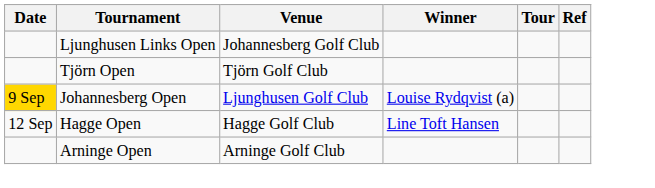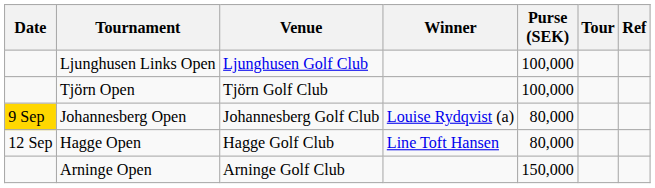+ column: (548, 27)
(301, 44) Johannesberg Golf Club -> (296, 63) Ljunghusen Golf Club
(296, 97) Ljunghusen Golf Club -> (301, 116) Johannesberg Golf Club
